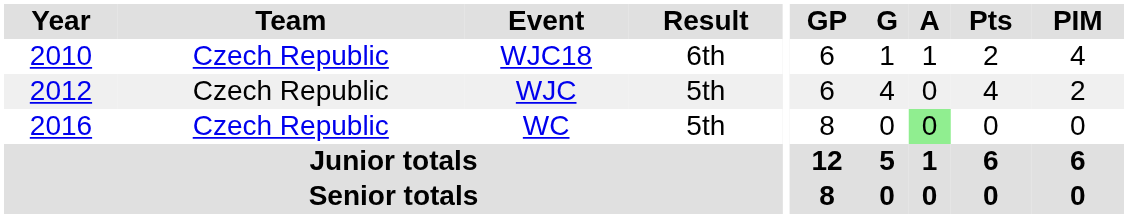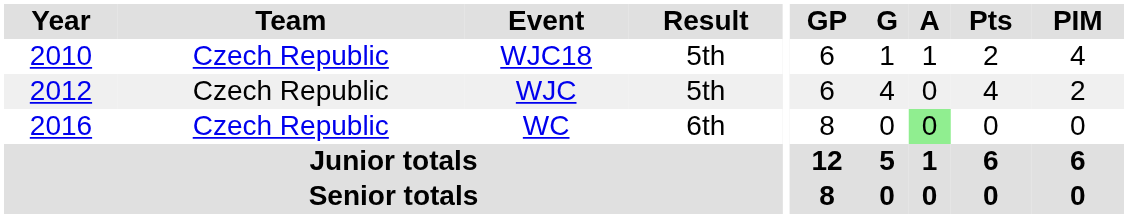(706, 56) 6th -> (706, 56) 5th
(706, 126) 5th -> (706, 126) 6th
